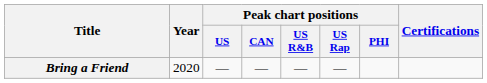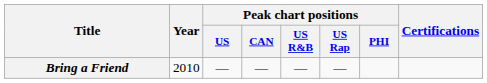(186, 67) 2020 -> (186, 67) 2010
